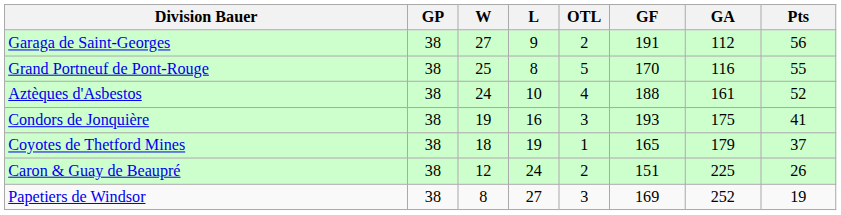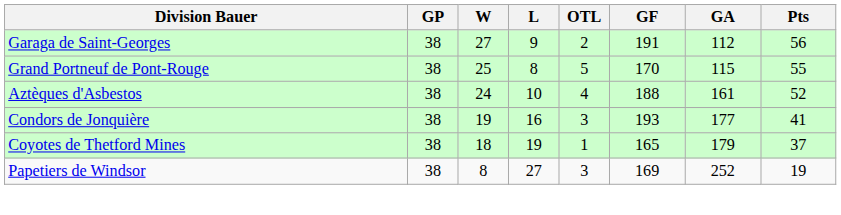(723, 68) 116 -> (723, 68) 115
(723, 119) 175 -> (723, 119) 177
- row: (94, 171)
